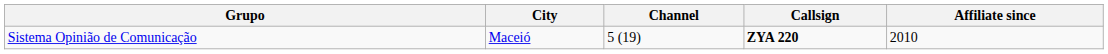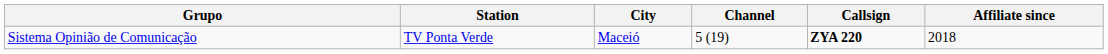+ column: (498, 15)
(904, 37) 2010 -> (942, 37) 2018
